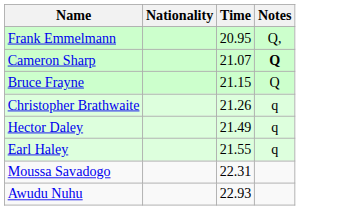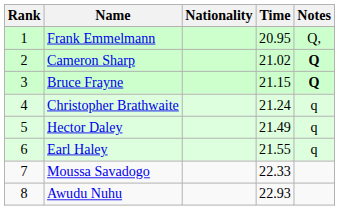+ column: (24, 15)
(236, 60) 21.07 -> (275, 60) 21.02
(275, 82) normal -> (314, 82) bold
(236, 104) 21.26 -> (275, 104) 21.24
(236, 171) 22.31 -> (275, 171) 22.33
